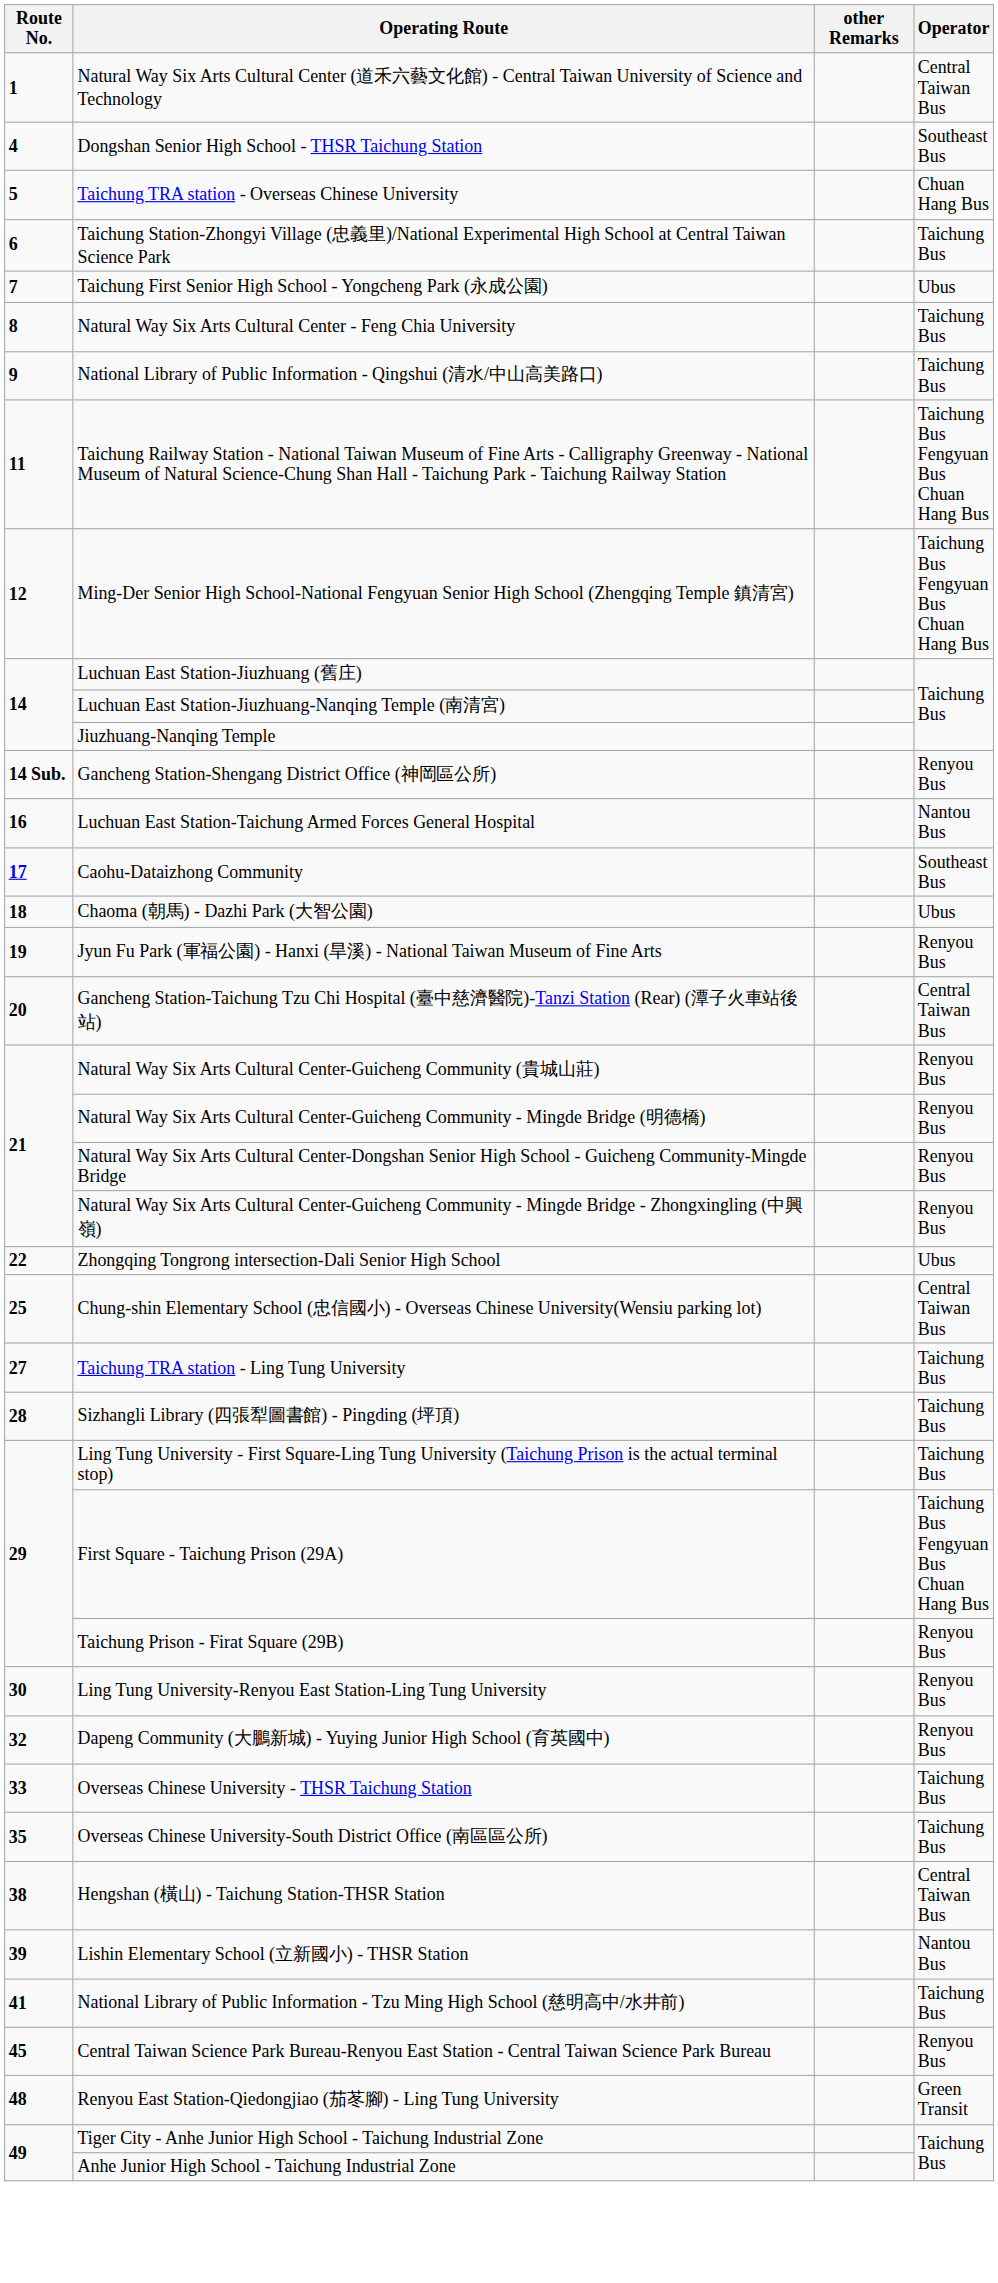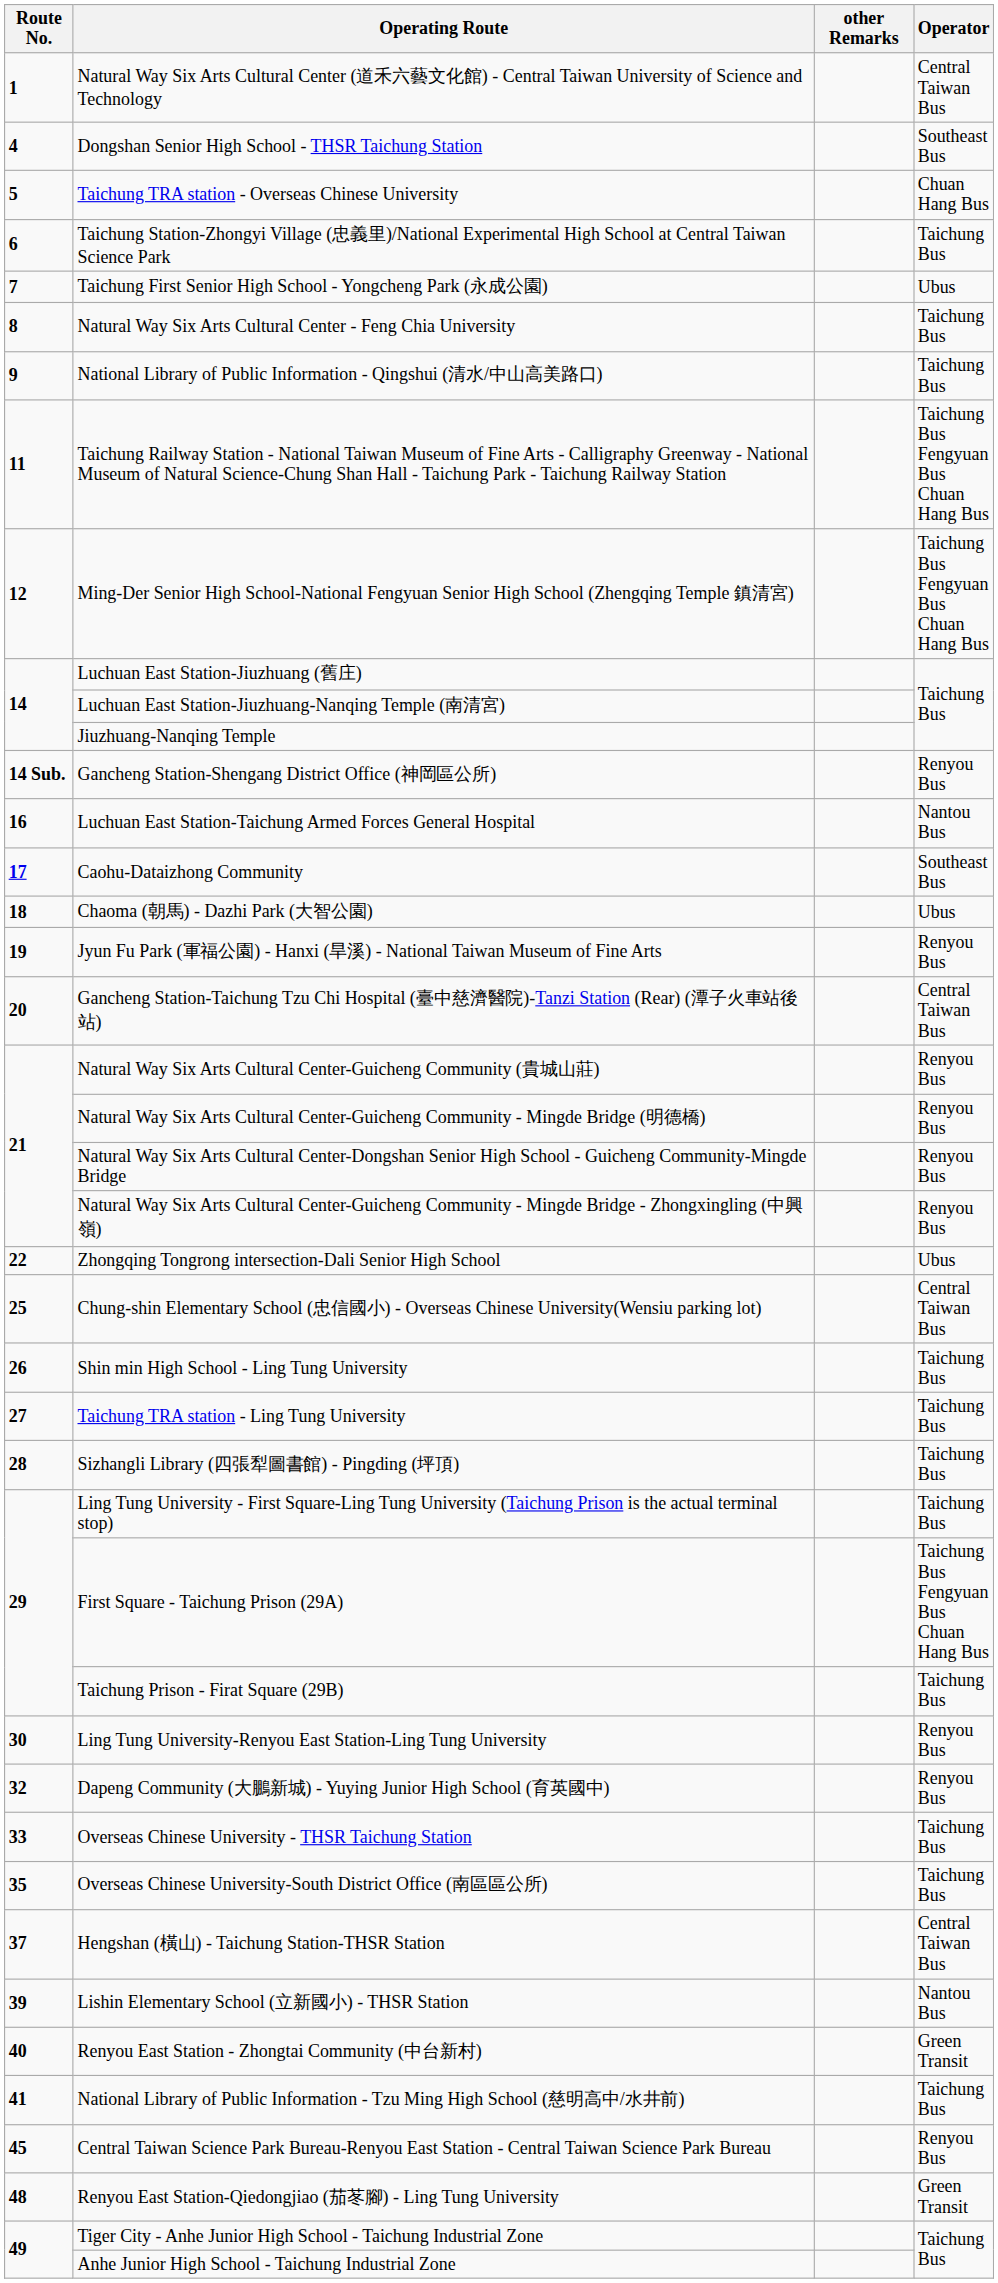+ row: (243, 1367)
(946, 1642) Renyou Bus -> (951, 1691) Taichung Bus
(18, 1895) 38 -> (18, 1944) 37
+ row: (280, 2050)
